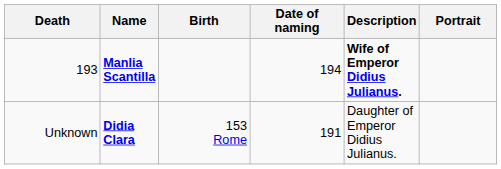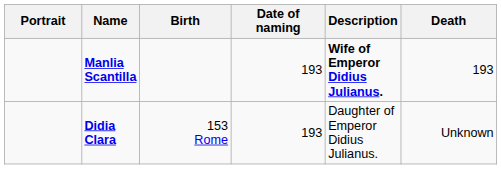columns swapped: (458, 21) <-> (52, 21)
(331, 70) 194 -> (312, 70) 193
(331, 132) 191 -> (312, 132) 193
